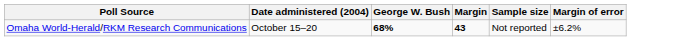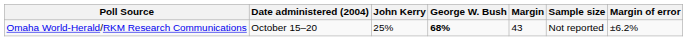+ column: (400, 12)
(460, 28) bold -> (517, 28) normal
